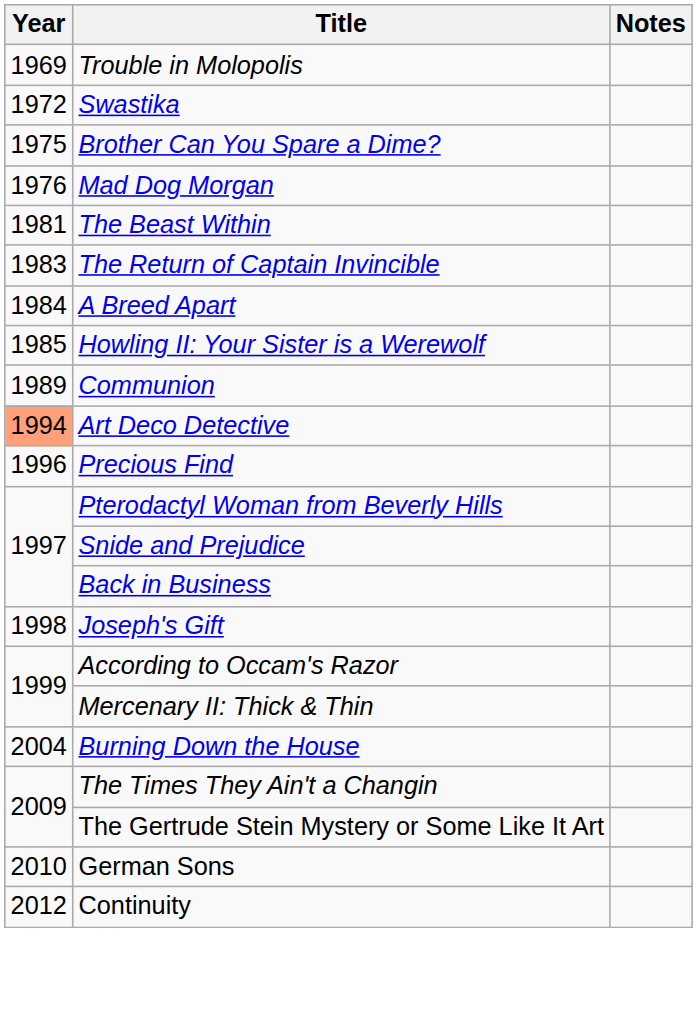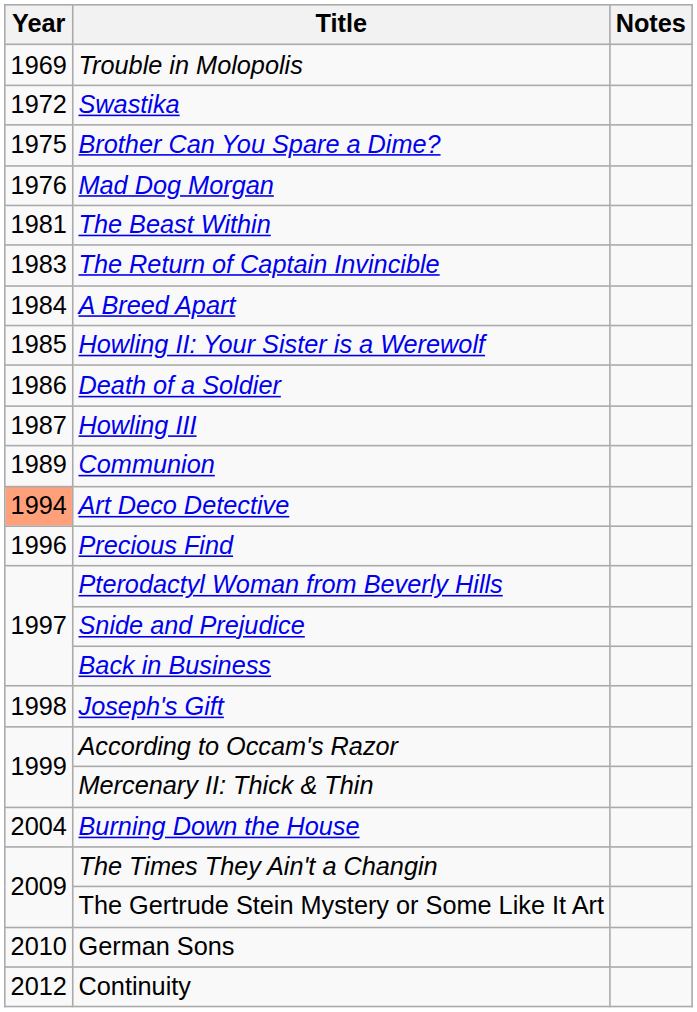+ row: (180, 385)
+ row: (138, 425)
